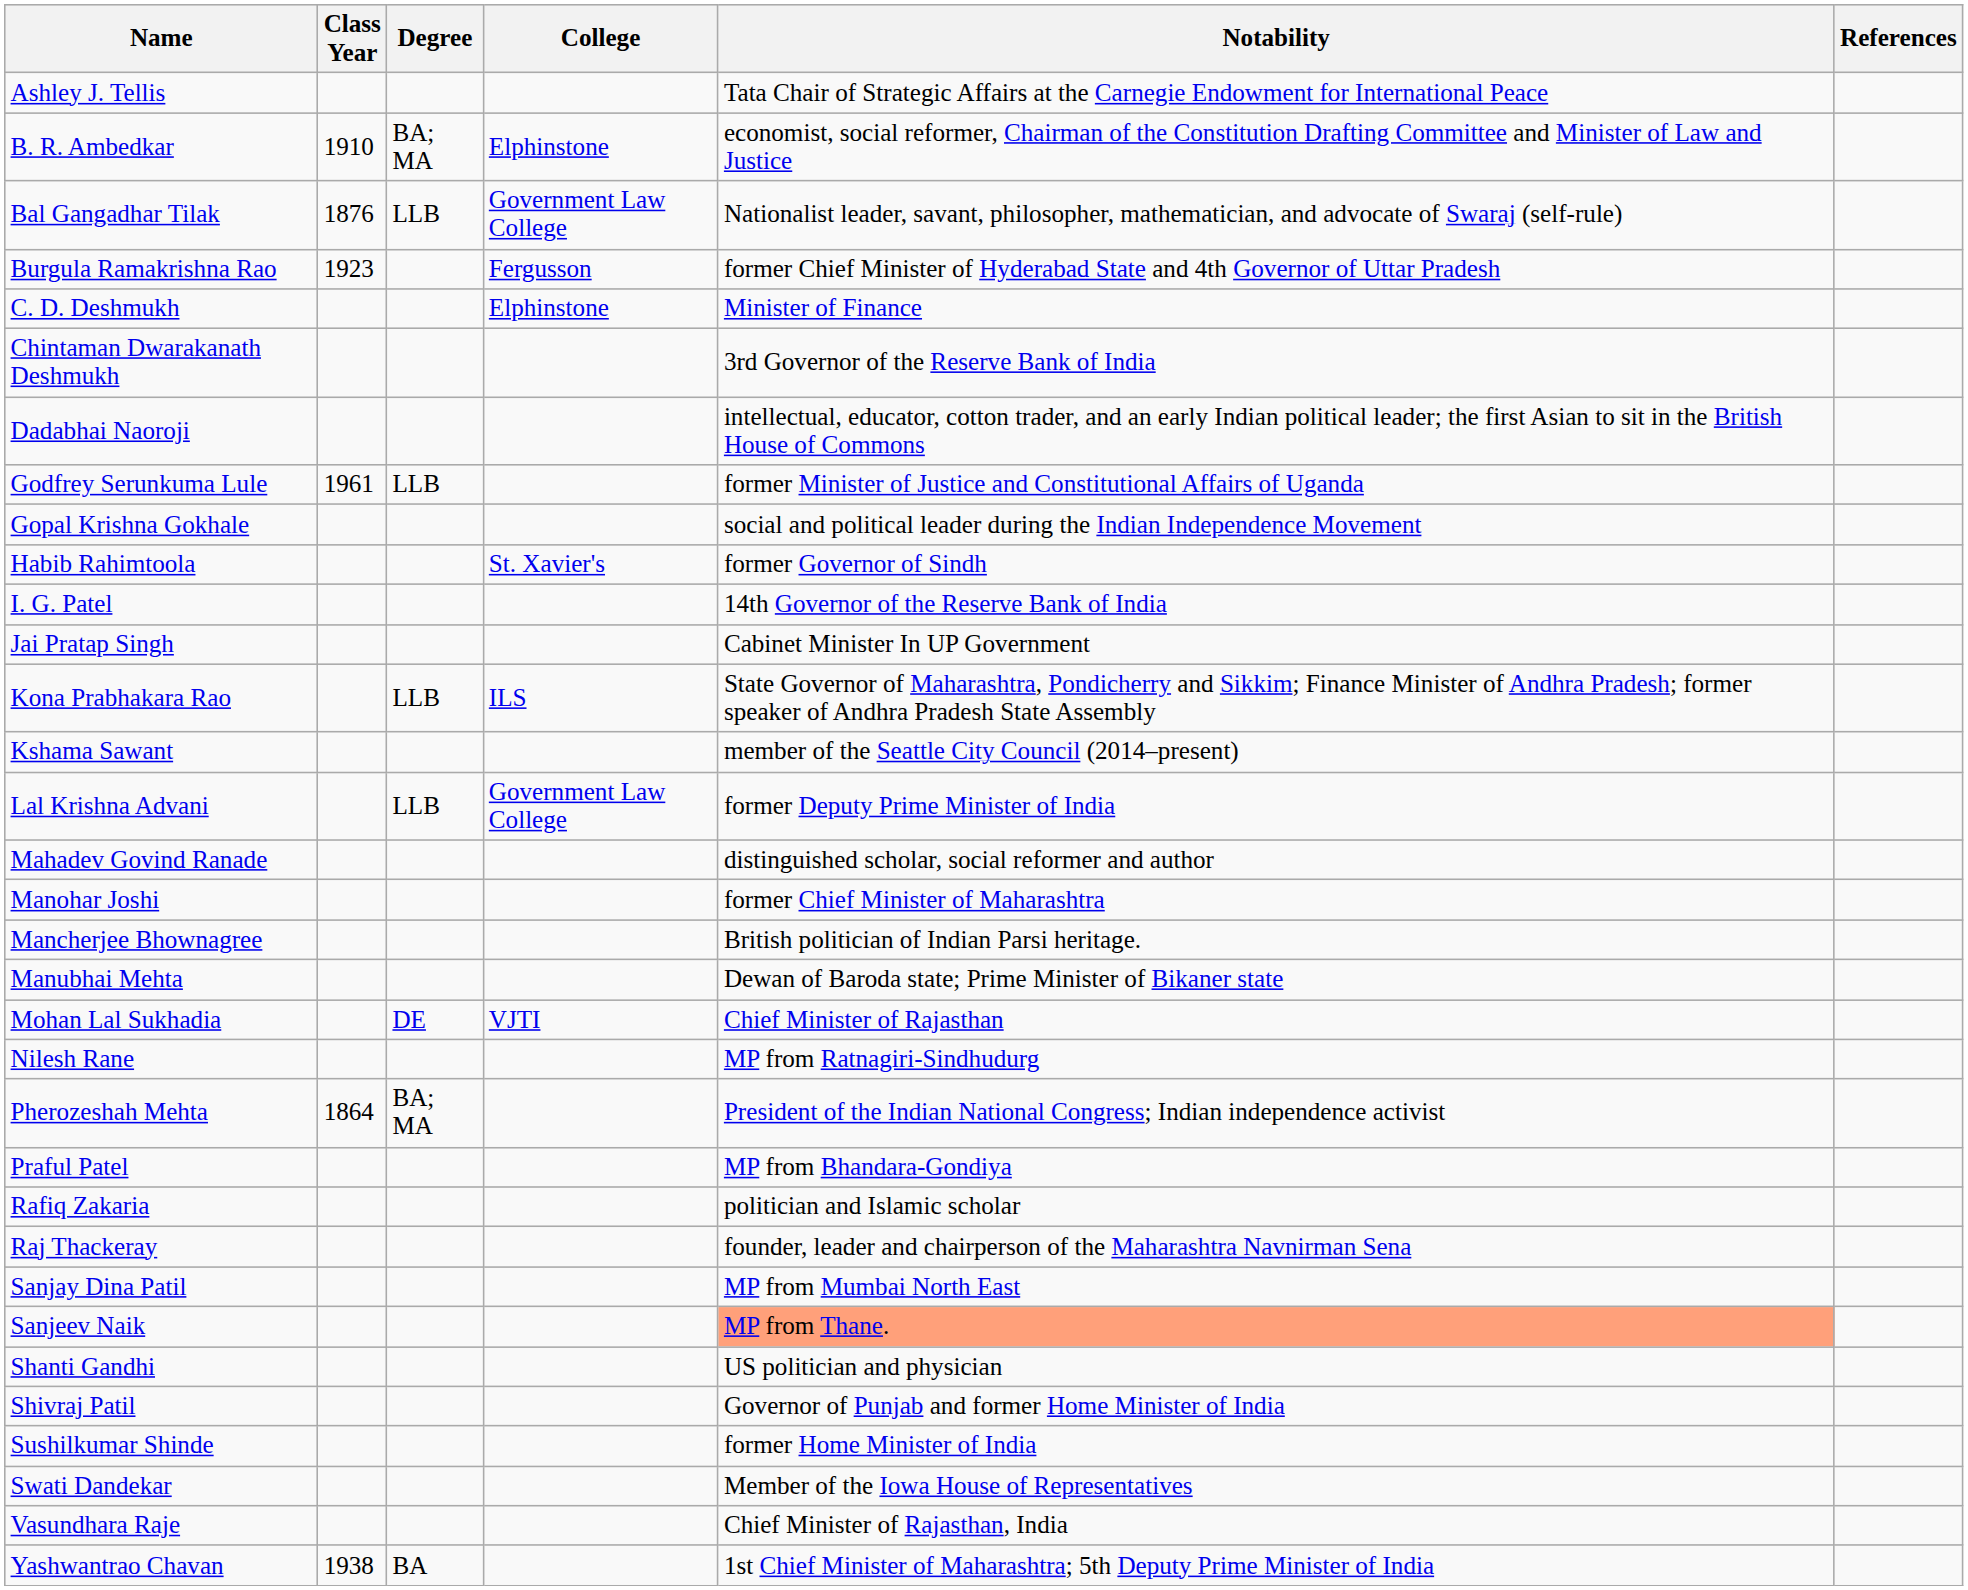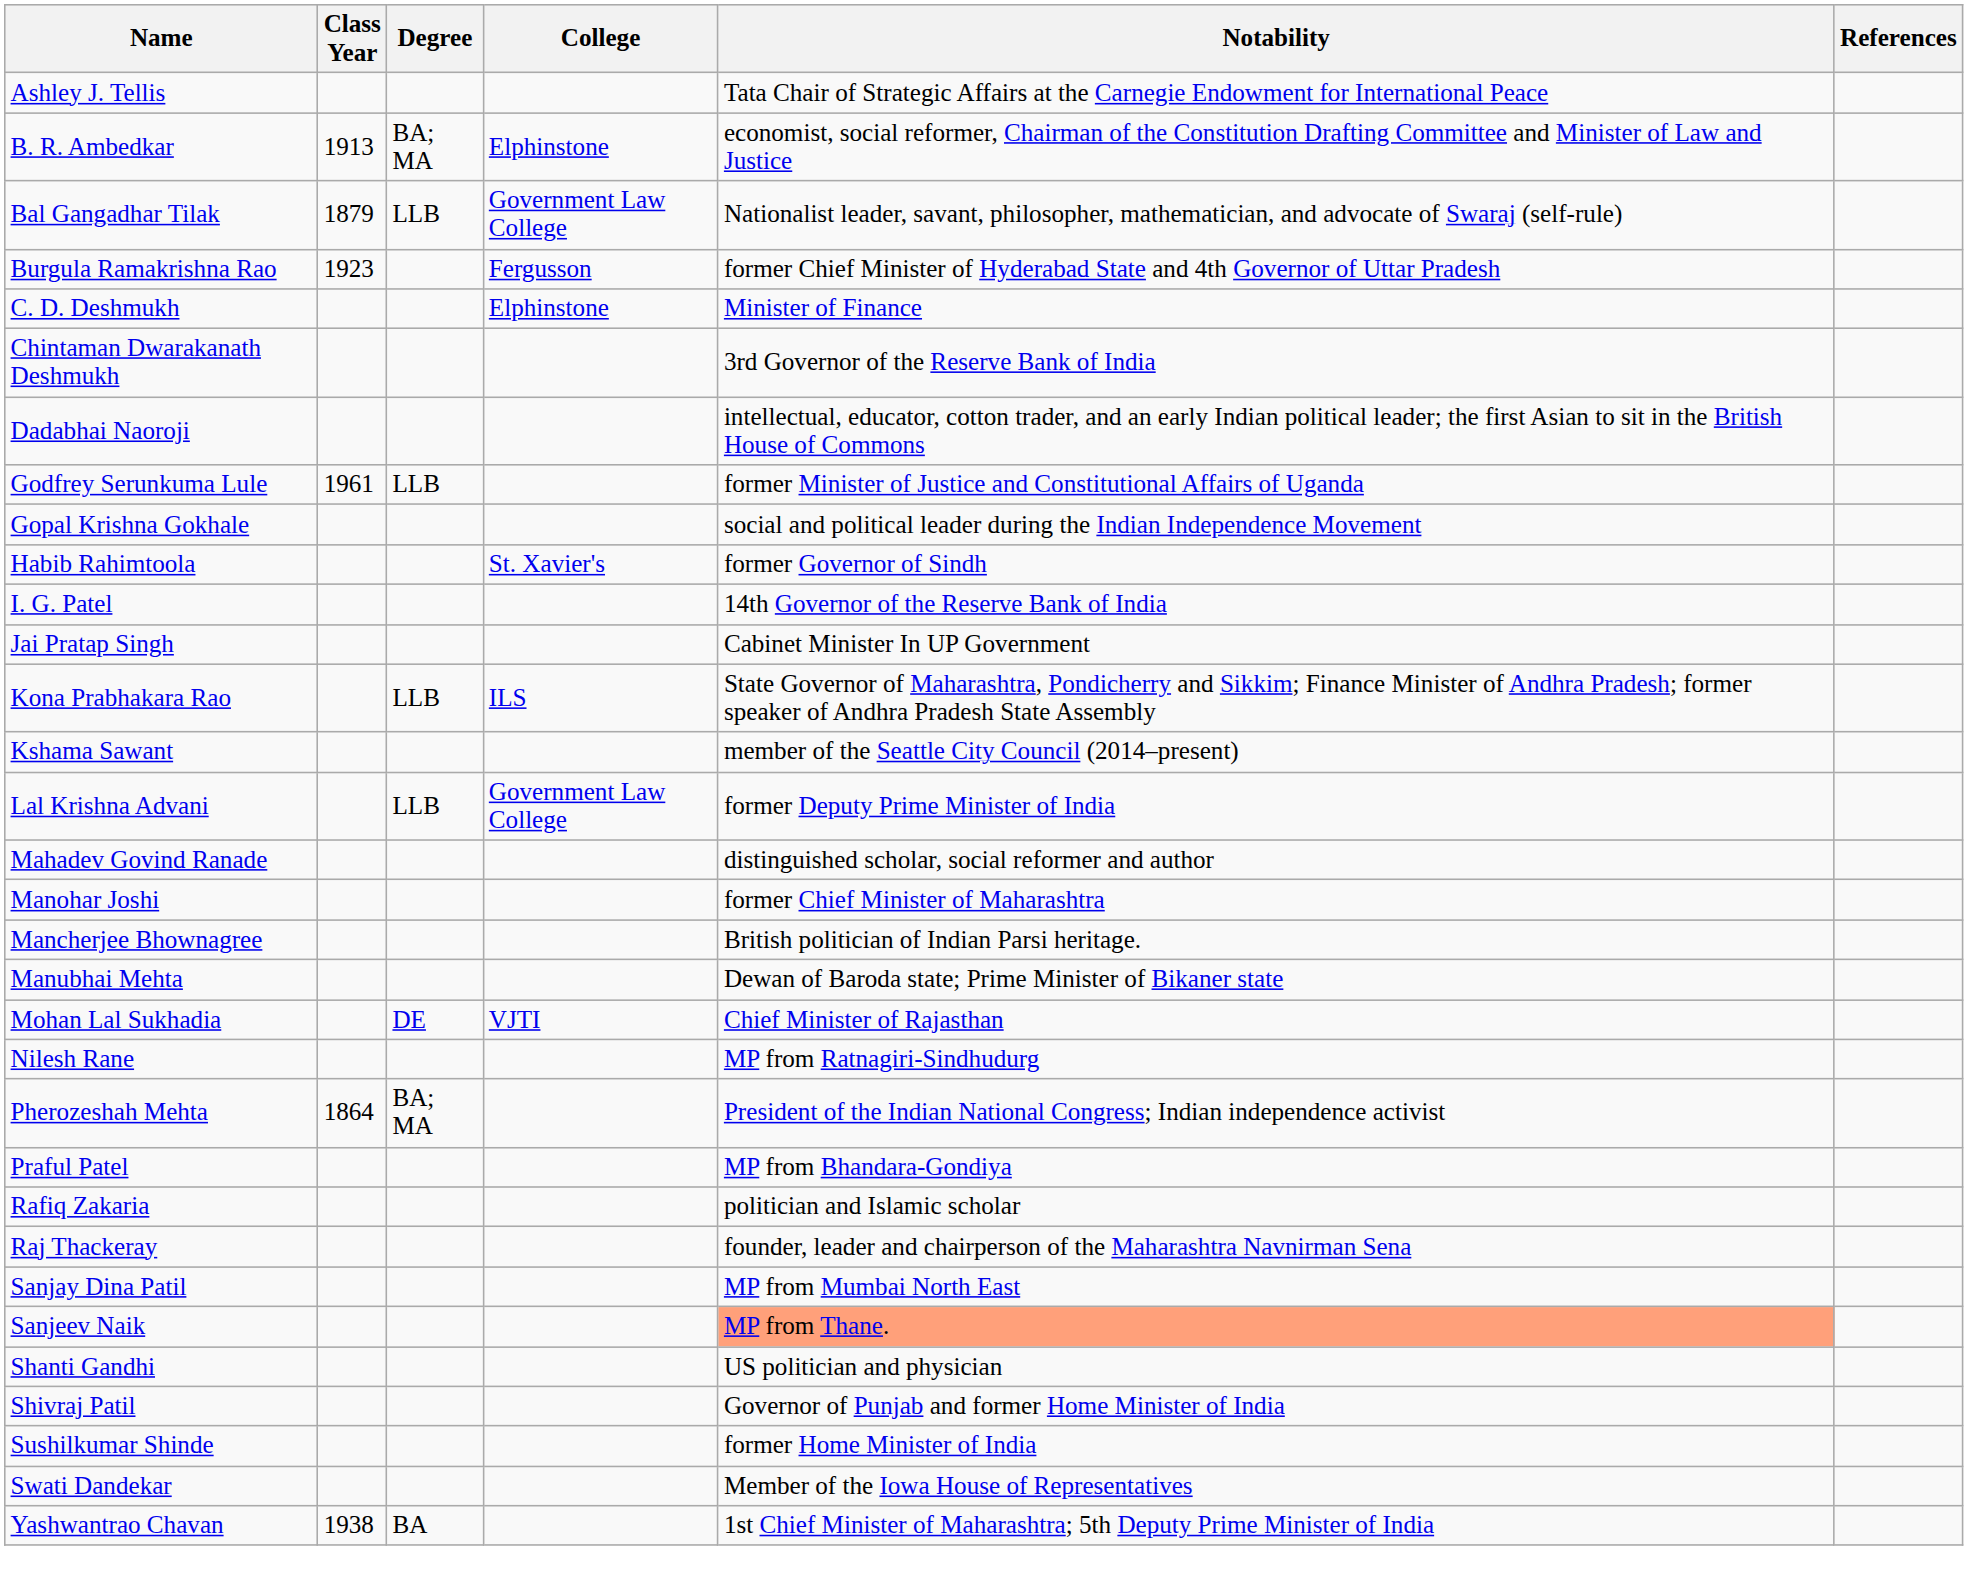(349, 146) 1910 -> (349, 146) 1913
(349, 214) 1876 -> (349, 214) 1879
- row: (95, 1525)
